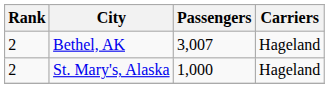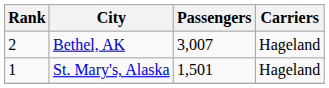(12, 70) 2 -> (12, 70) 1
(195, 70) 1,000 -> (195, 70) 1,501
